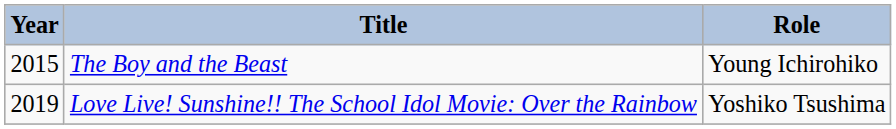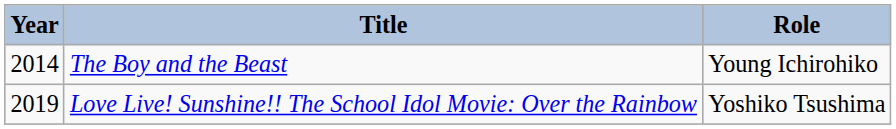(35, 64) 2015 -> (35, 64) 2014
